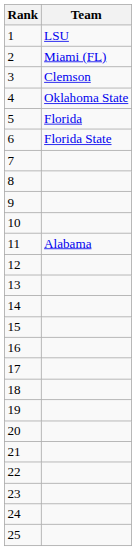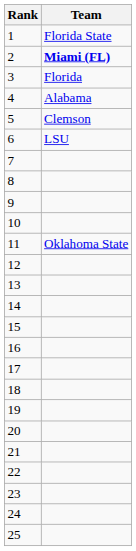(57, 35) LSU -> (78, 35) Florida State
(75, 56) normal -> (77, 56) bold
(67, 77) Clemson -> (63, 77) Florida
(86, 98) Oklahoma State -> (68, 98) Alabama
(63, 118) Florida -> (67, 118) Clemson
(78, 139) Florida State -> (57, 139) LSU
(68, 243) Alabama -> (86, 243) Oklahoma State
